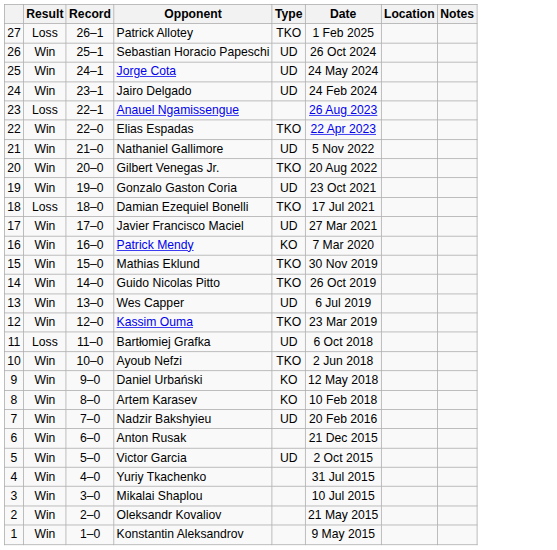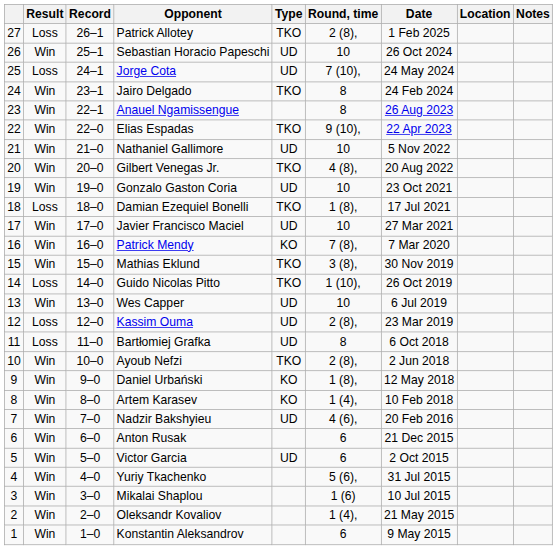+ column: (343, 14)
(45, 71) Win -> (45, 71) Loss
(289, 91) UD -> (289, 91) TKO
(45, 110) Loss -> (45, 110) Win
(45, 284) Win -> (45, 284) Loss
(45, 322) Win -> (45, 322) Loss
(289, 322) TKO -> (289, 322) UD
